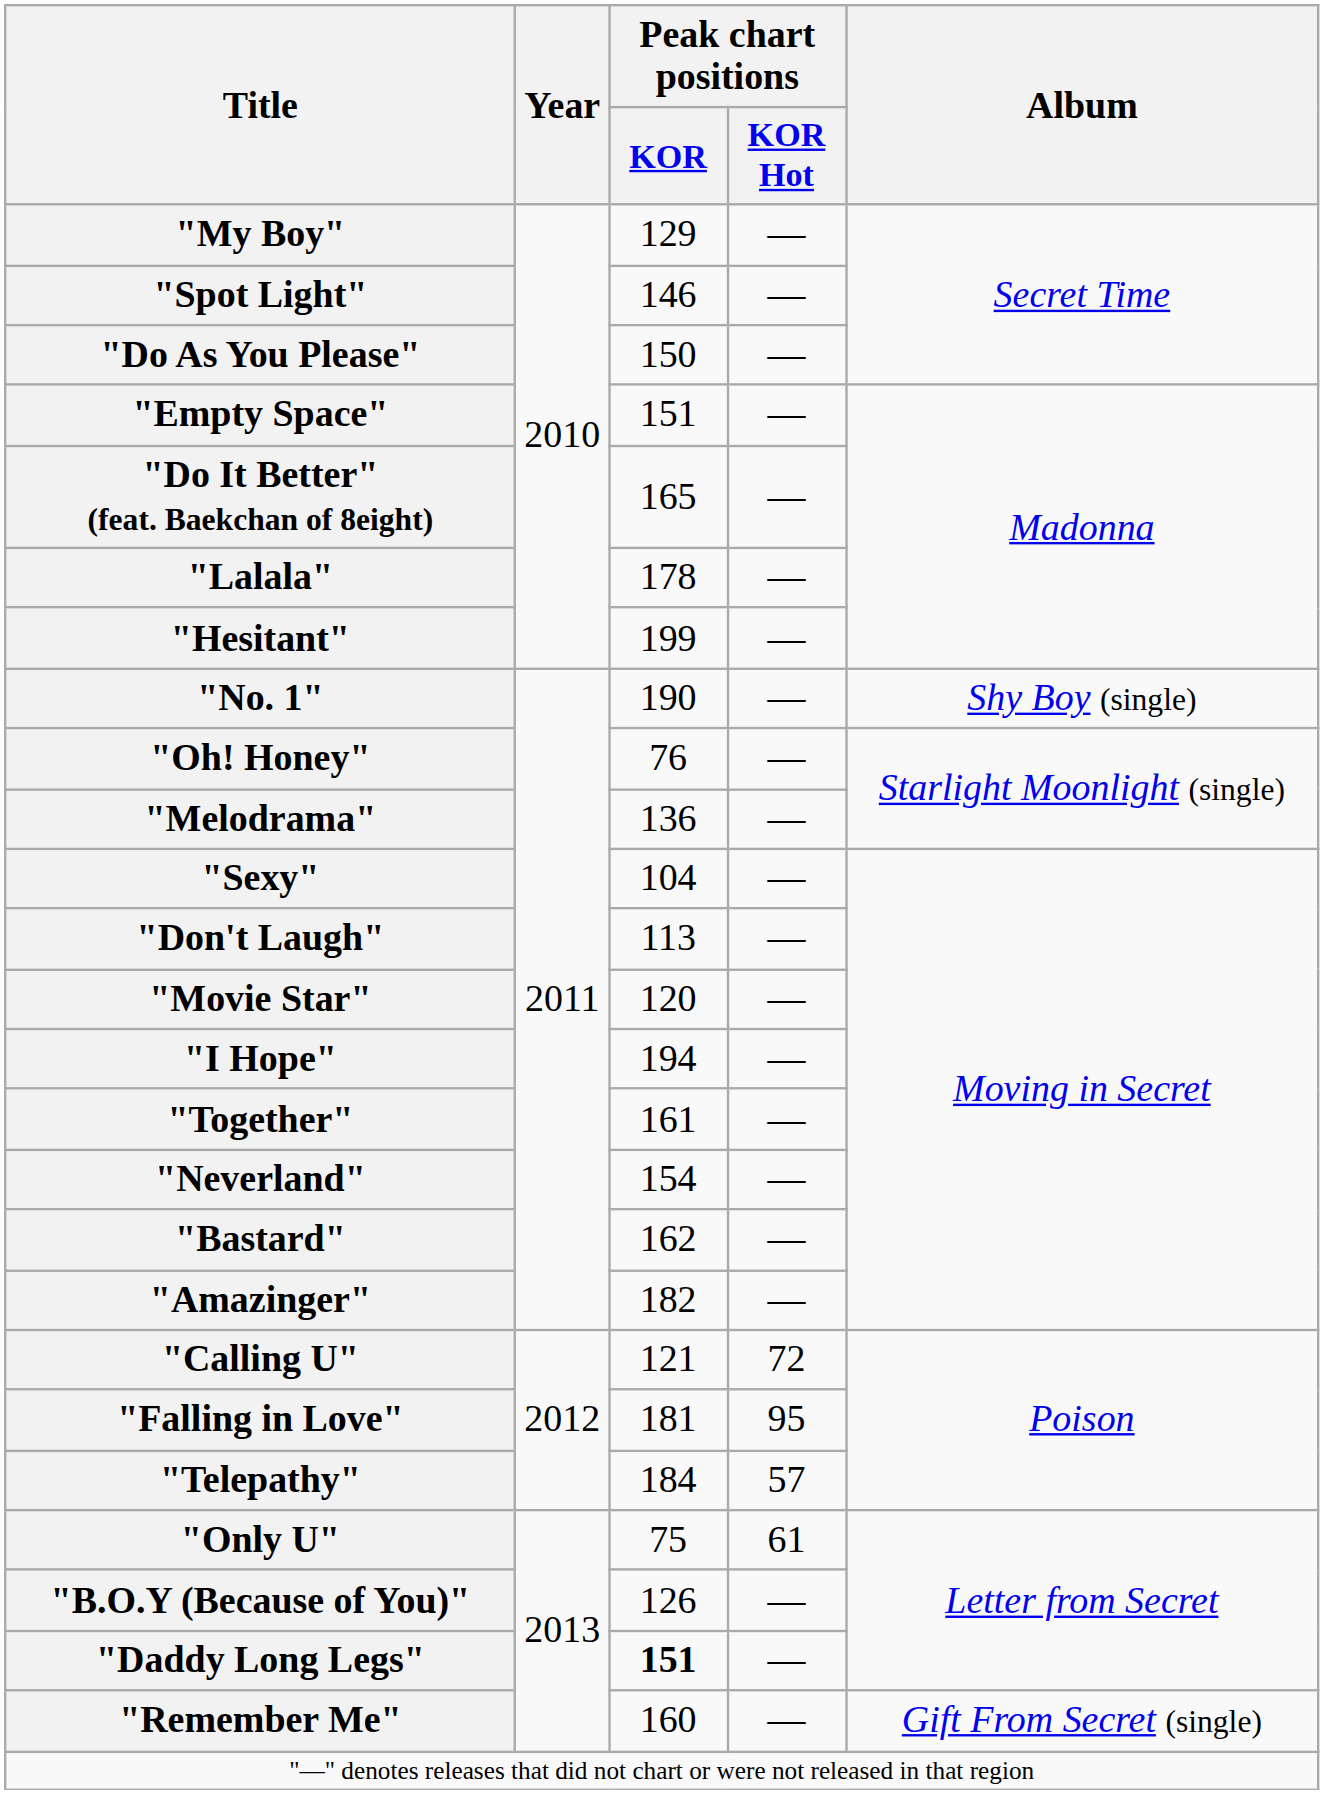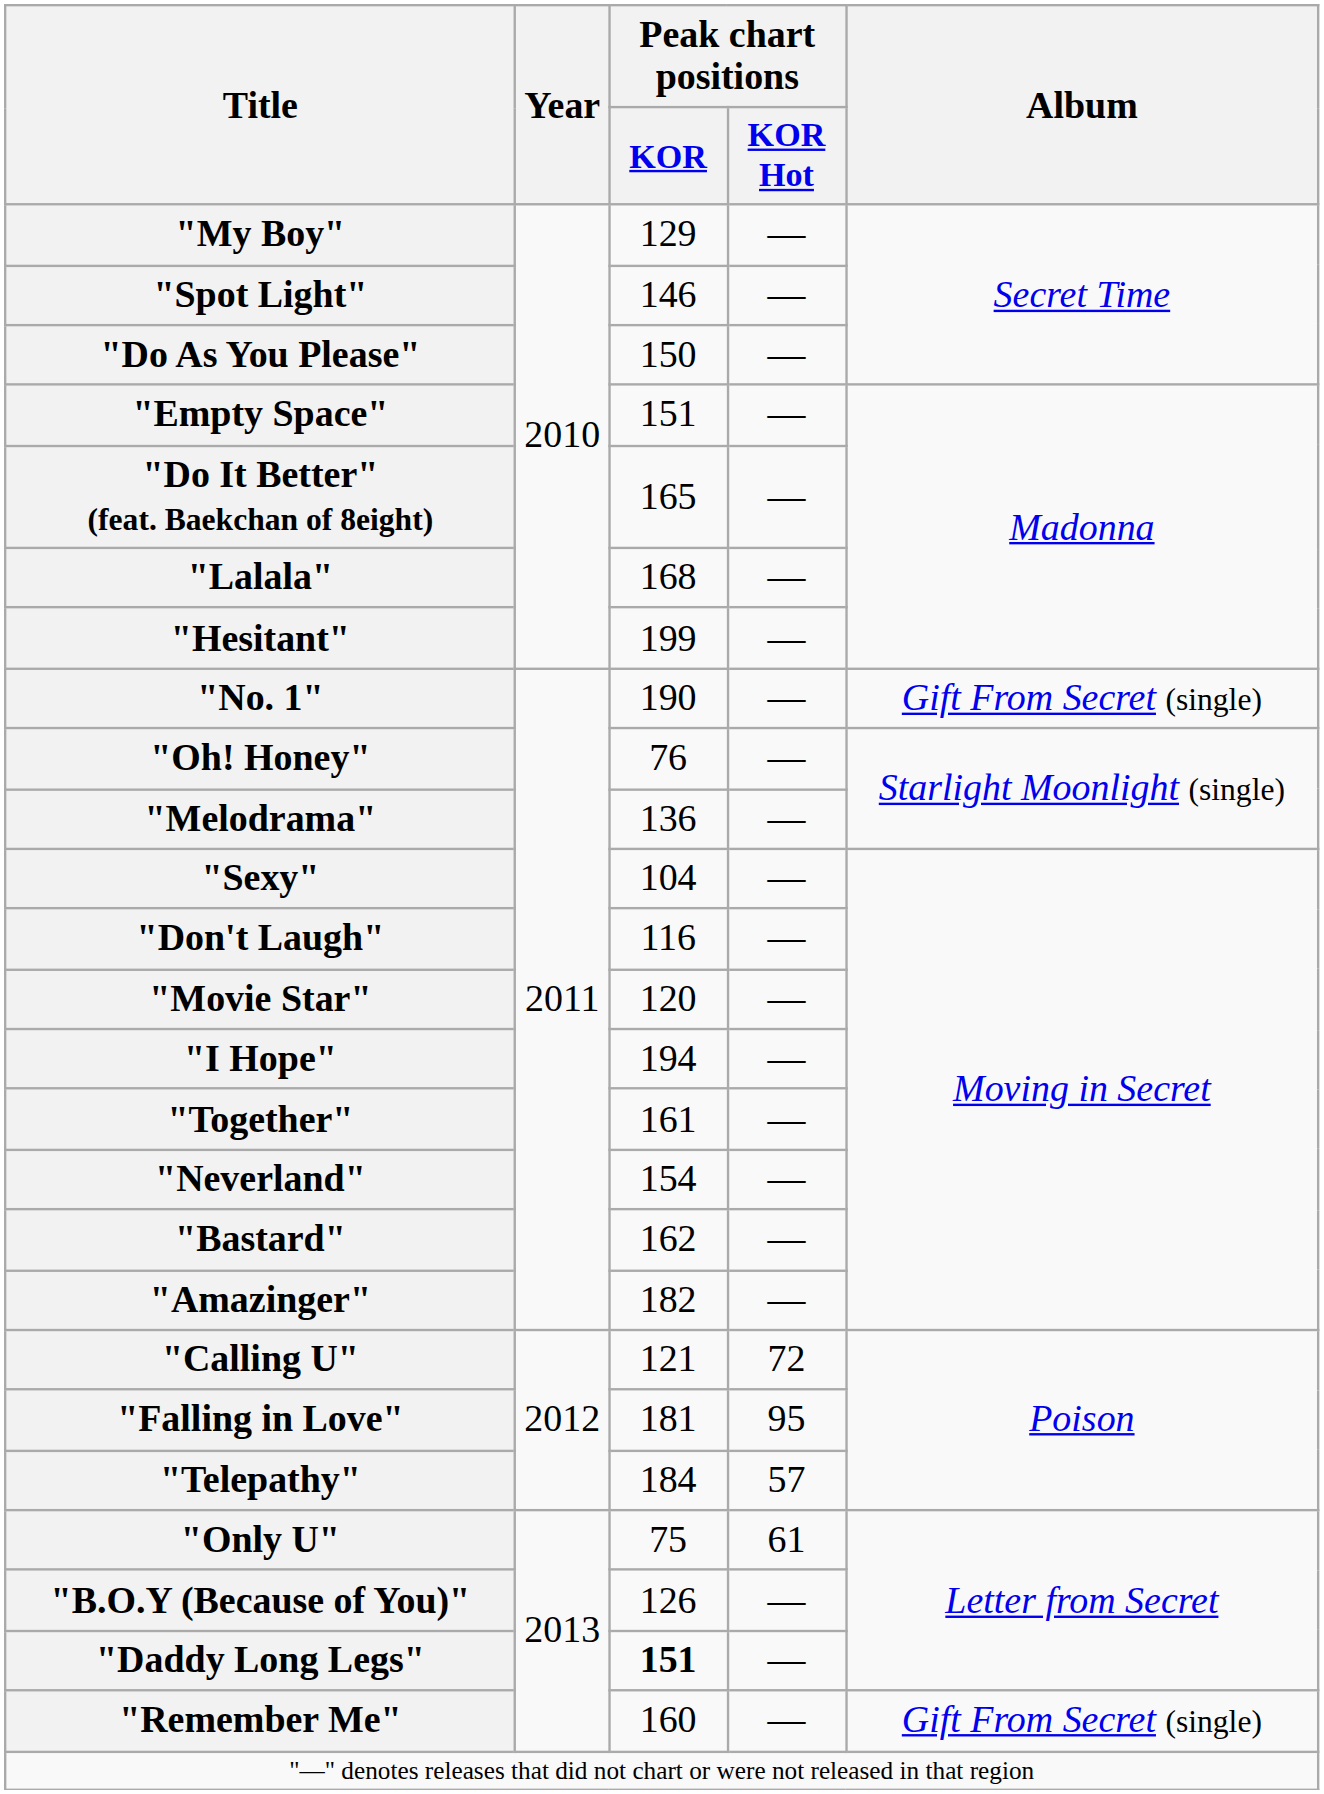(668, 577) 178 -> (668, 577) 168
(1082, 697) Shy Boy (single) -> (1082, 697) Gift From Secret (single)
(668, 938) 113 -> (668, 938) 116
